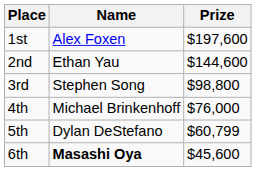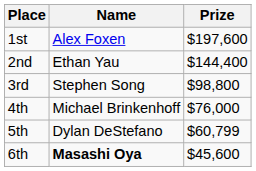(217, 62) $144,600 -> (217, 62) $144,400
